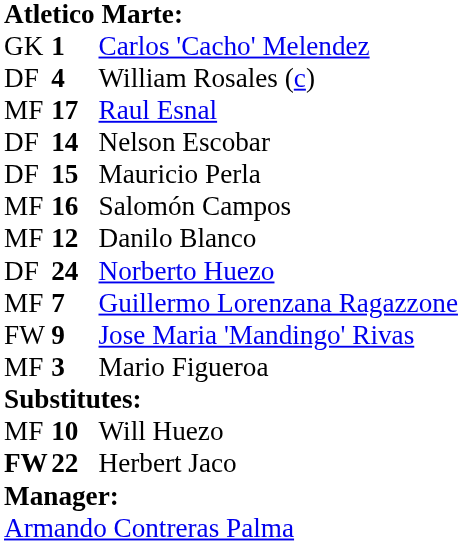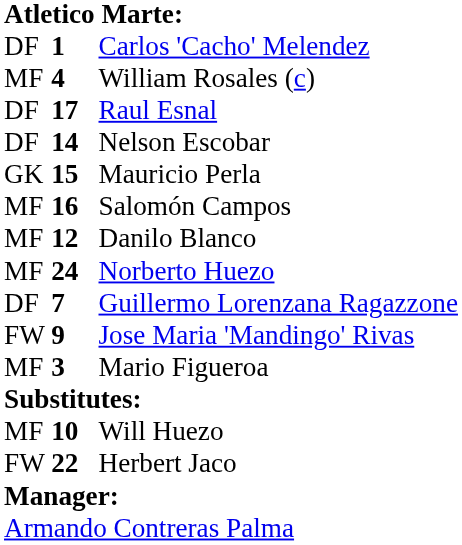(24, 45) GK -> (21, 45) DF
(21, 77) DF -> (24, 77) MF
(24, 110) MF -> (21, 110) DF
(21, 174) DF -> (24, 174) GK
(21, 270) DF -> (24, 270) MF
(24, 302) MF -> (21, 302) DF
(26, 463) bold -> (24, 463) normal
